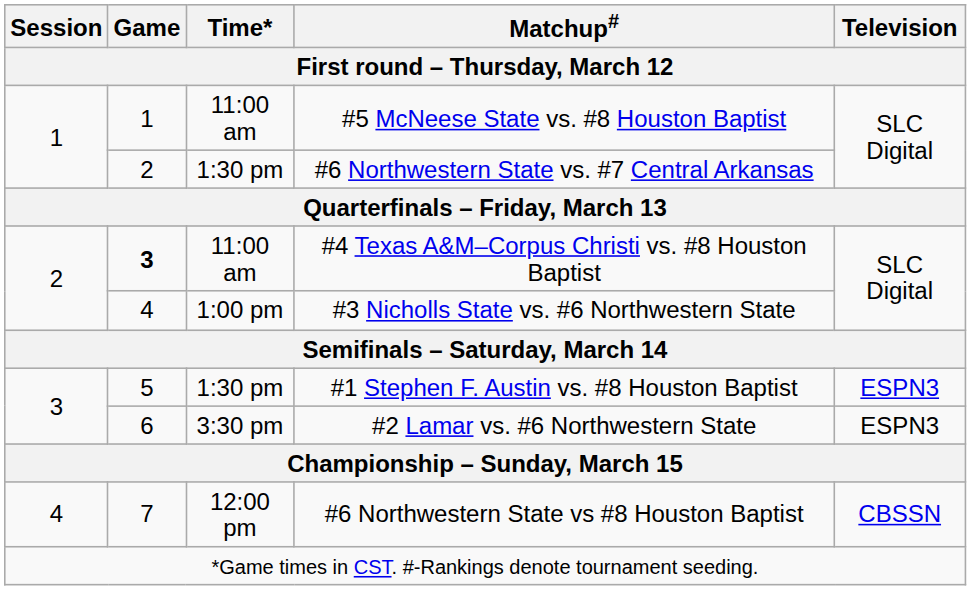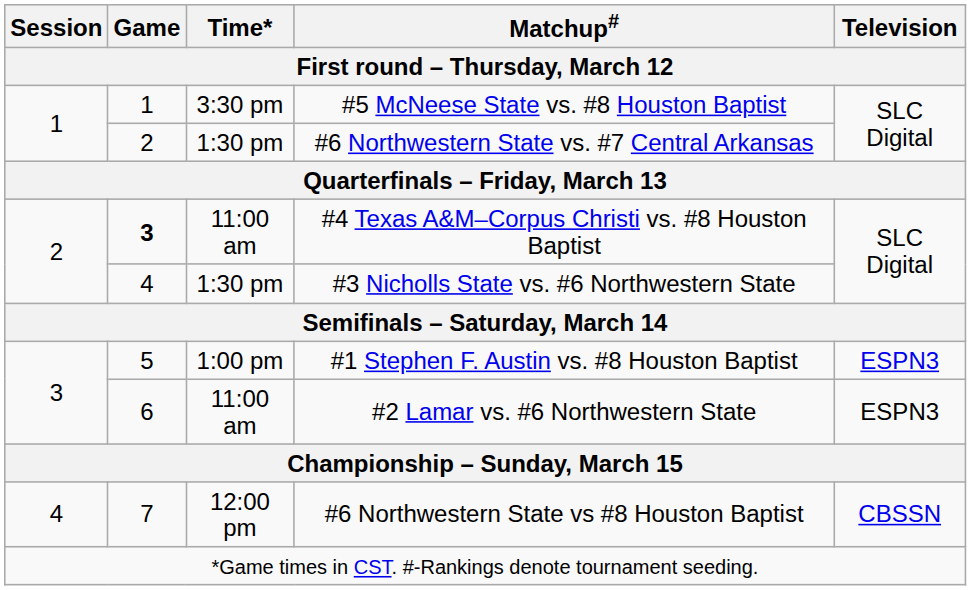(240, 118) 11:00 am -> (240, 105) 3:30 pm
(240, 311) 1:00 pm -> (240, 284) 1:30 pm
(240, 387) 1:30 pm -> (240, 360) 1:00 pm
(240, 425) 3:30 pm -> (240, 411) 11:00 am
